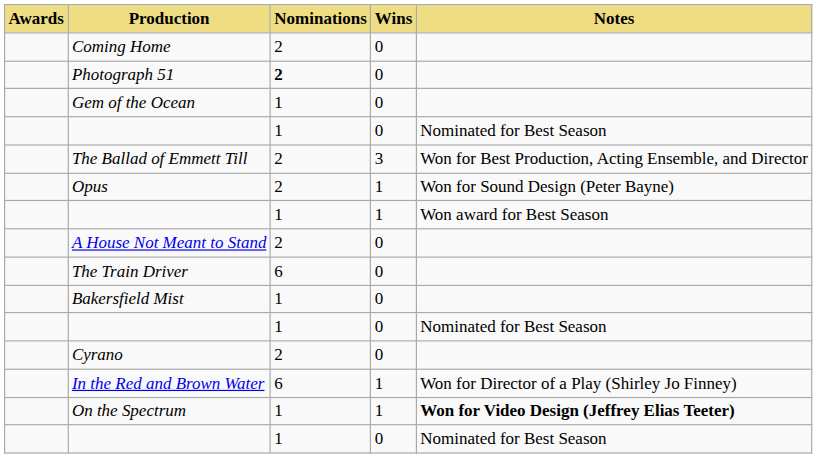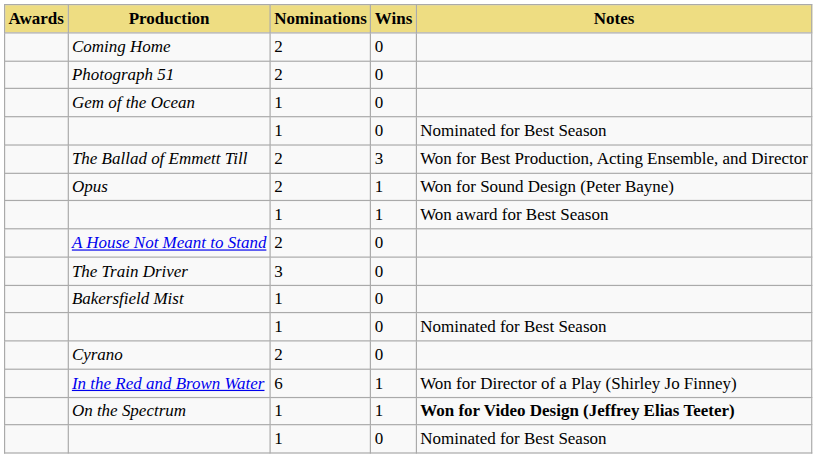(279, 74) bold -> (279, 74) normal
(279, 271) 6 -> (279, 271) 3
